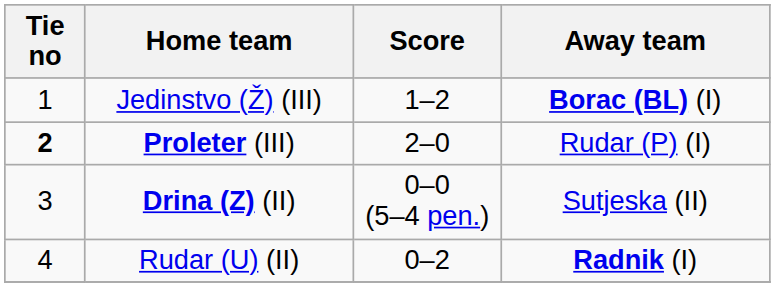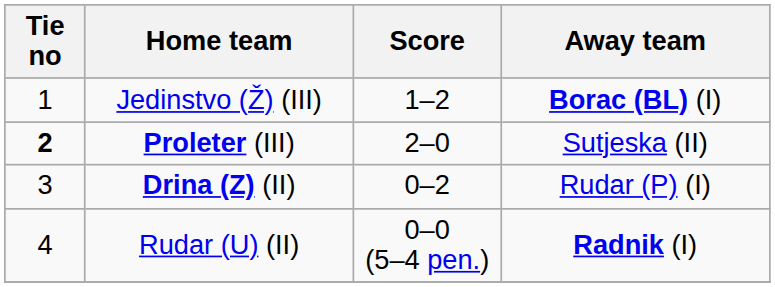(635, 142) Rudar (P) (I) -> (635, 142) Sutjeska (II)
(427, 201) 0–0 (5–4 pen.) -> (427, 186) 0–2
(635, 201) Sutjeska (II) -> (635, 186) Rudar (P) (I)
(427, 259) 0–2 -> (427, 244) 0–0 (5–4 pen.)
